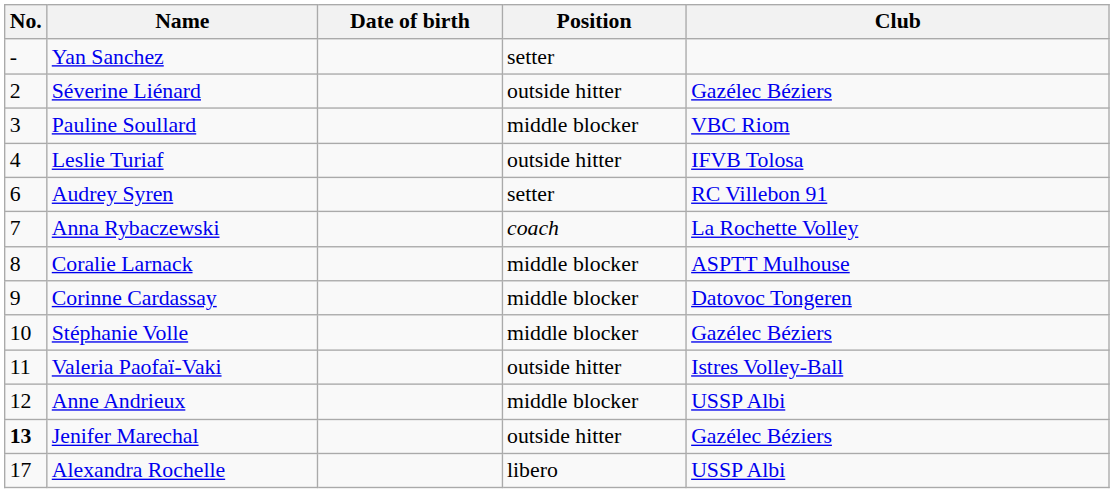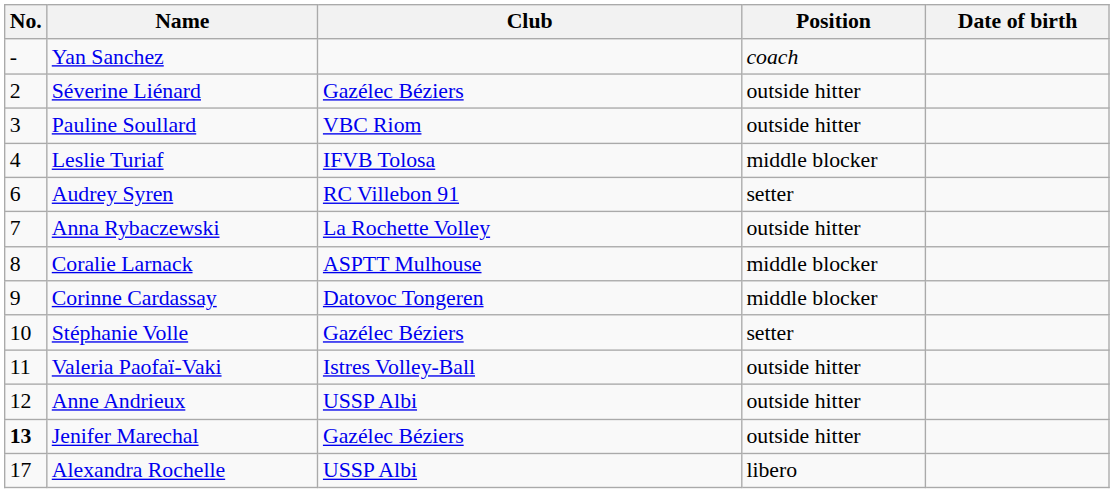columns swapped: (410, 21) <-> (898, 21)
(531, 56) setter -> (772, 56) coach
(573, 125) middle blocker -> (803, 125) outside hitter
(564, 159) outside hitter -> (812, 159) middle blocker
(533, 228) coach -> (803, 228) outside hitter
(573, 332) middle blocker -> (770, 332) setter
(573, 401) middle blocker -> (803, 401) outside hitter
